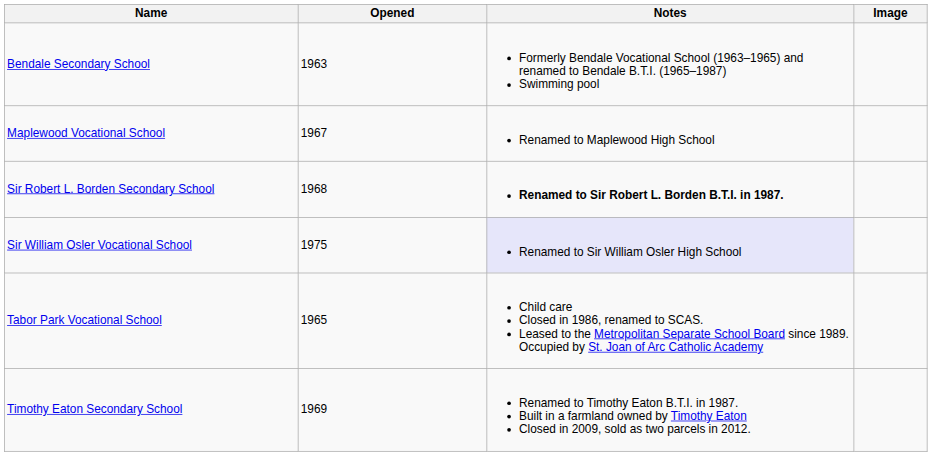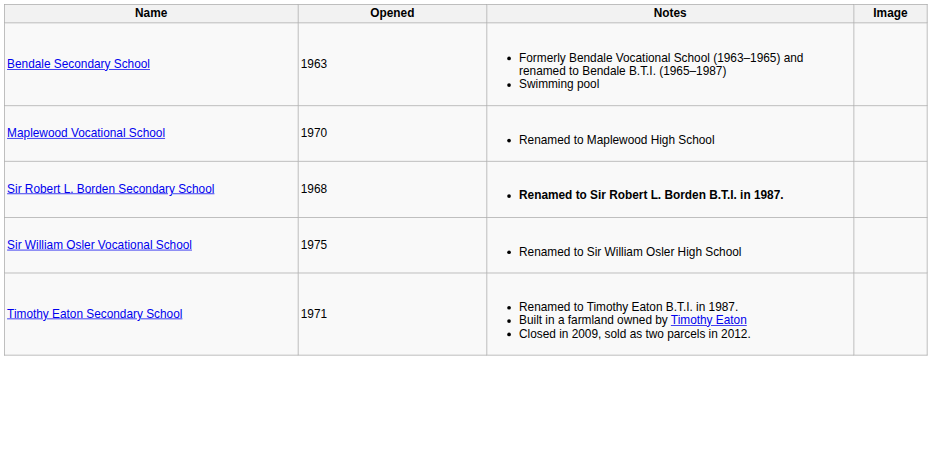(314, 133) 1967 -> (314, 133) 1970
(670, 252) lavender background -> (670, 252) no background
- row: (84, 320)
(314, 409) 1969 -> (314, 314) 1971
